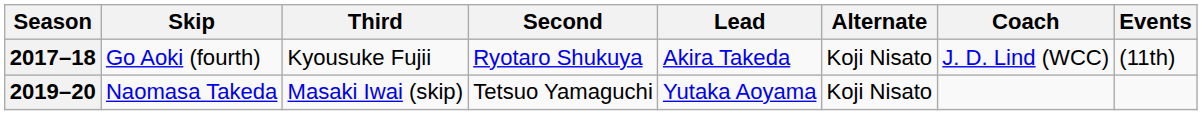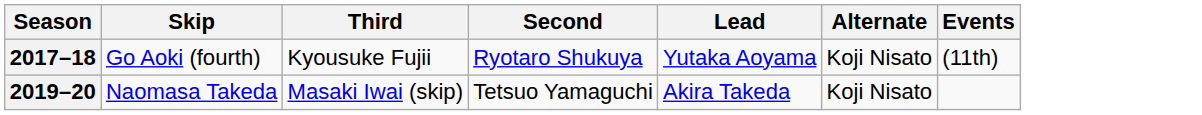- column: (1026, 22)
(727, 57) Akira Takeda -> (740, 57) Yutaka Aoyama
(740, 92) Yutaka Aoyama -> (727, 92) Akira Takeda
